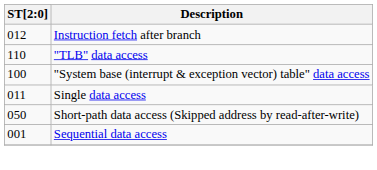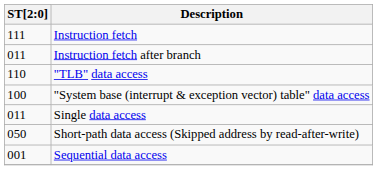+ row: (95, 34)
(17, 34) 012 -> (17, 54) 011
